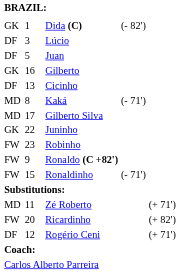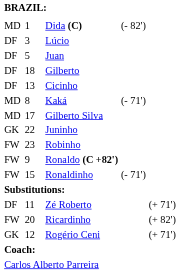(12, 26) GK -> (12, 26) MD
(12, 70) GK -> (11, 70) DF
(30, 70) 16 -> (30, 70) 18
(12, 204) MD -> (11, 204) DF
(11, 234) DF -> (12, 234) GK
